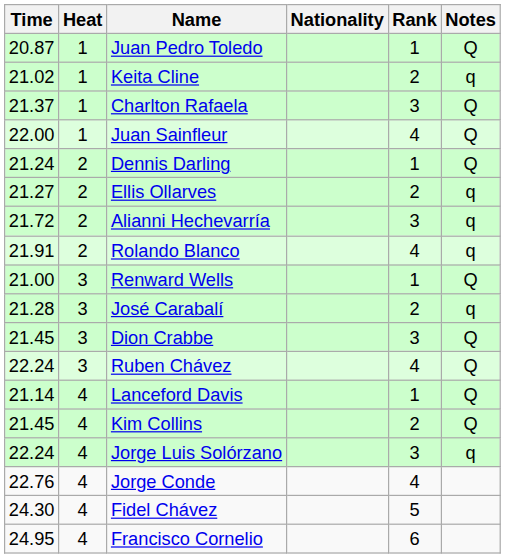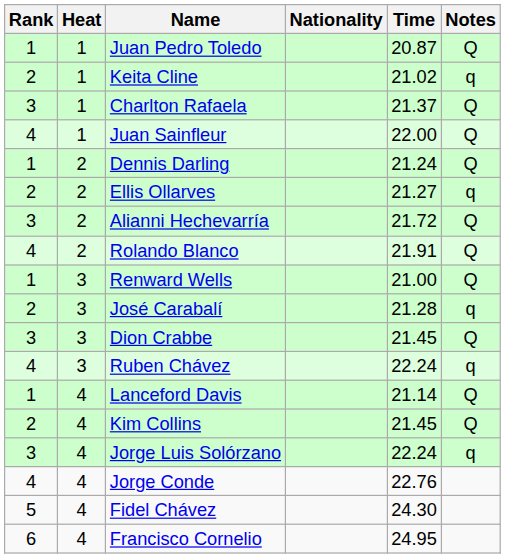columns swapped: (415, 19) <-> (32, 19)
(471, 221) q -> (471, 221) Q
(471, 250) q -> (471, 250) Q
(471, 366) Q -> (471, 366) q
